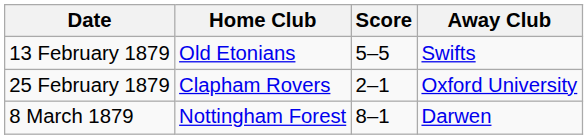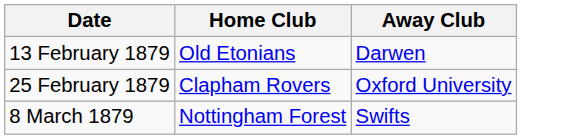- column: (384, 20)
(449, 52) Swifts -> (391, 52) Darwen
(456, 117) Darwen -> (383, 117) Swifts
